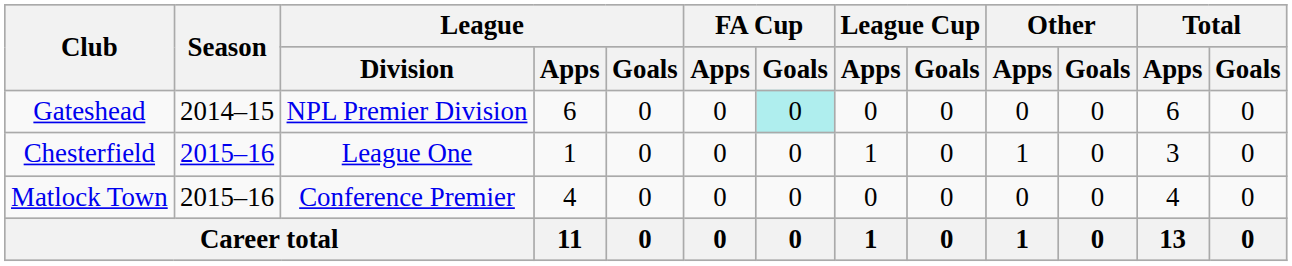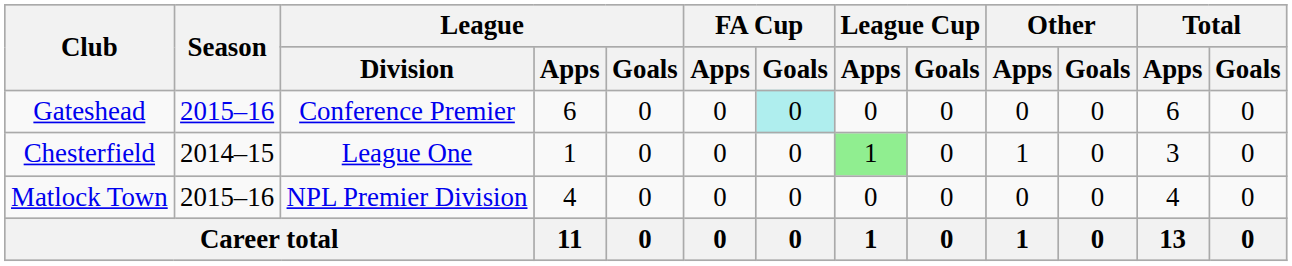(227, 111) 2014–15 -> (227, 111) 2015–16
(407, 111) NPL Premier Division -> (407, 111) Conference Premier
(227, 153) 2015–16 -> (227, 153) 2014–15
(871, 153) no background -> (871, 153) lightgreen background
(407, 196) Conference Premier -> (407, 196) NPL Premier Division
